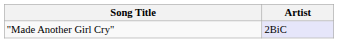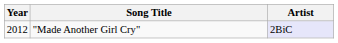+ column: (17, 12)
